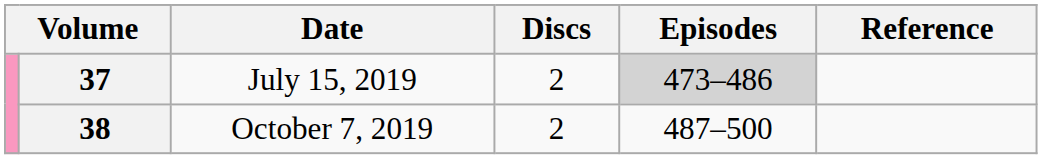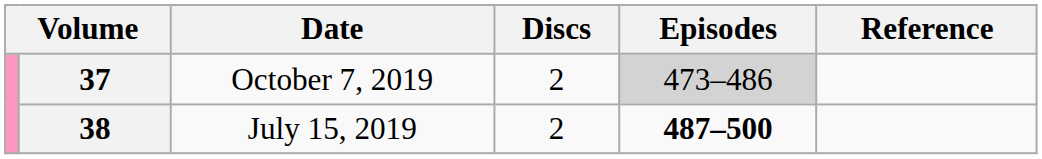(332, 78) July 15, 2019 -> (332, 78) October 7, 2019
(332, 128) October 7, 2019 -> (332, 128) July 15, 2019
(718, 128) normal -> (718, 128) bold
